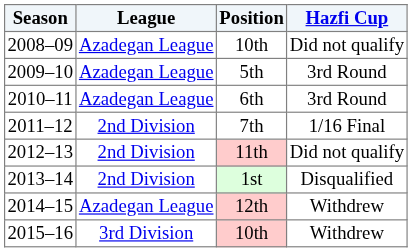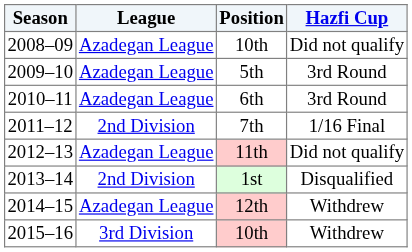(146, 152) 2nd Division -> (146, 152) Azadegan League
